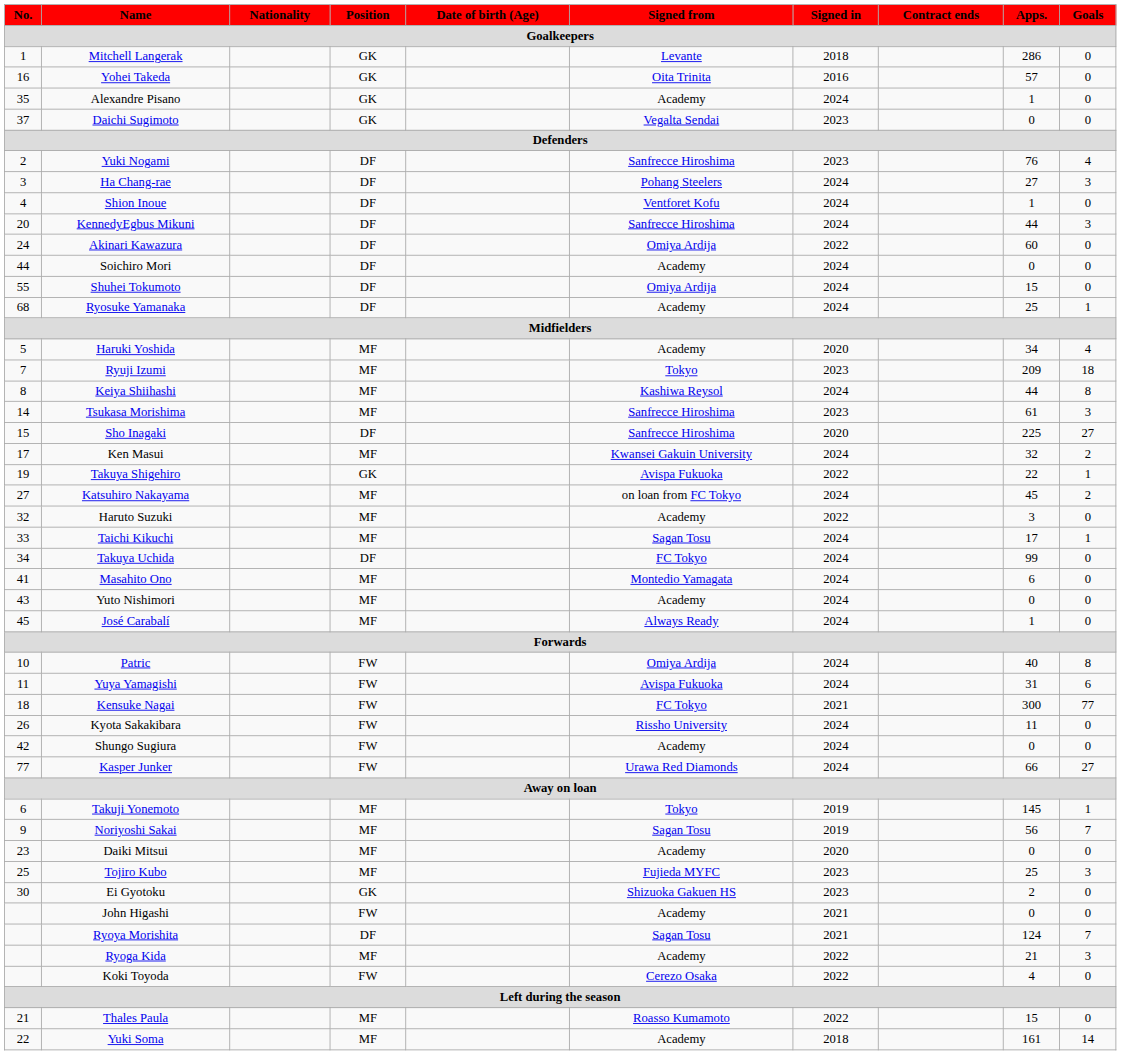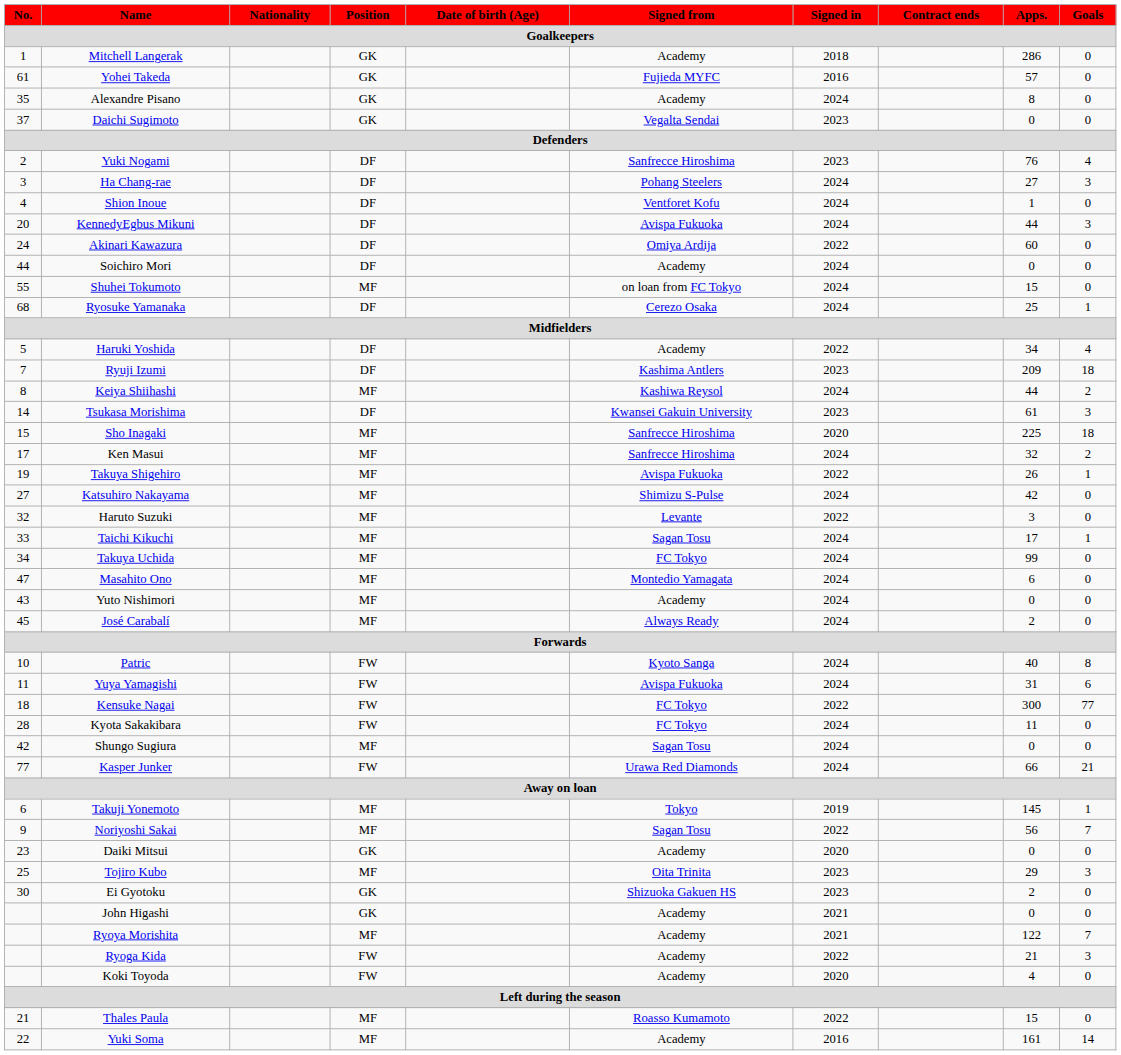(681, 57) Levante -> (681, 57) Academy
(23, 78) 16 -> (23, 78) 61
(681, 78) Oita Trinita -> (681, 78) Fujieda MYFC
(1032, 98) 1 -> (1032, 98) 8
(681, 224) Sanfrecce Hiroshima -> (681, 224) Avispa Fukuoka
(368, 287) DF -> (368, 287) MF
(681, 287) Omiya Ardija -> (681, 287) on loan from FC Tokyo
(681, 307) Academy -> (681, 307) Cerezo Osaka
(368, 349) MF -> (368, 349) DF
(836, 349) 2020 -> (836, 349) 2022
(368, 370) MF -> (368, 370) DF
(681, 370) Tokyo -> (681, 370) Kashima Antlers
(1088, 391) 8 -> (1088, 391) 2
(368, 412) MF -> (368, 412) DF
(681, 412) Sanfrecce Hiroshima -> (681, 412) Kwansei Gakuin University
(368, 433) DF -> (368, 433) MF
(1088, 433) 27 -> (1088, 433) 18
(681, 454) Kwansei Gakuin University -> (681, 454) Sanfrecce Hiroshima
(368, 475) GK -> (368, 475) MF
(1032, 475) 22 -> (1032, 475) 26
(681, 496) on loan from FC Tokyo -> (681, 496) Shimizu S-Pulse
(1032, 496) 45 -> (1032, 496) 42
(1088, 496) 2 -> (1088, 496) 0
(681, 516) Academy -> (681, 516) Levante
(368, 558) DF -> (368, 558) MF
(23, 579) 41 -> (23, 579) 47
(1032, 621) 1 -> (1032, 621) 2
(681, 663) Omiya Ardija -> (681, 663) Kyoto Sanga
(836, 705) 2021 -> (836, 705) 2022
(23, 725) 26 -> (23, 725) 28
(681, 725) Rissho University -> (681, 725) FC Tokyo
(368, 746) FW -> (368, 746) MF
(681, 746) Academy -> (681, 746) Sagan Tosu
(1088, 767) 27 -> (1088, 767) 21
(836, 830) 2019 -> (836, 830) 2022
(368, 851) MF -> (368, 851) GK
(681, 872) Fujieda MYFC -> (681, 872) Oita Trinita
(1032, 872) 25 -> (1032, 872) 29
(368, 914) FW -> (368, 914) GK
(368, 934) DF -> (368, 934) MF
(681, 934) Sagan Tosu -> (681, 934) Academy
(1032, 934) 124 -> (1032, 934) 122
(368, 955) MF -> (368, 955) FW
(681, 976) Cerezo Osaka -> (681, 976) Academy
(836, 976) 2022 -> (836, 976) 2020
(836, 1039) 2018 -> (836, 1039) 2016
